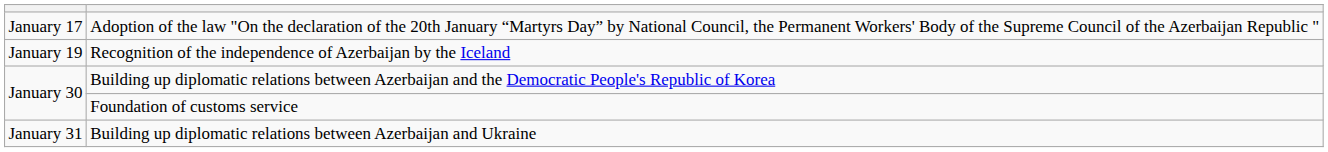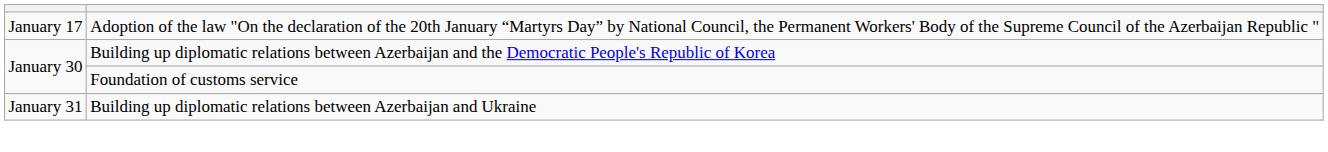- row: (300, 52)
